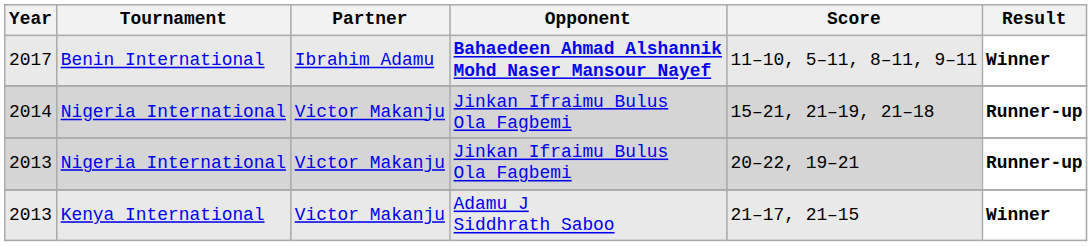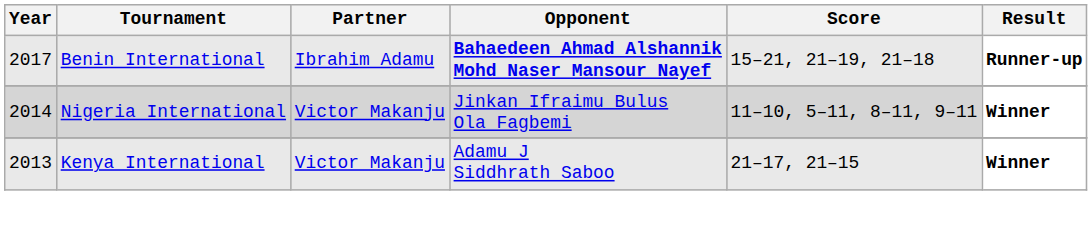(854, 60) 11–10, 5–11, 8–11, 9–11 -> (832, 60) 15–21, 21–19, 21–18
(1018, 60) Winner -> (1034, 60) Runner-up
(832, 112) 15–21, 21–19, 21–18 -> (854, 112) 11–10, 5–11, 8–11, 9–11
(1034, 112) Runner-up -> (1018, 112) Winner
- row: (31, 163)
